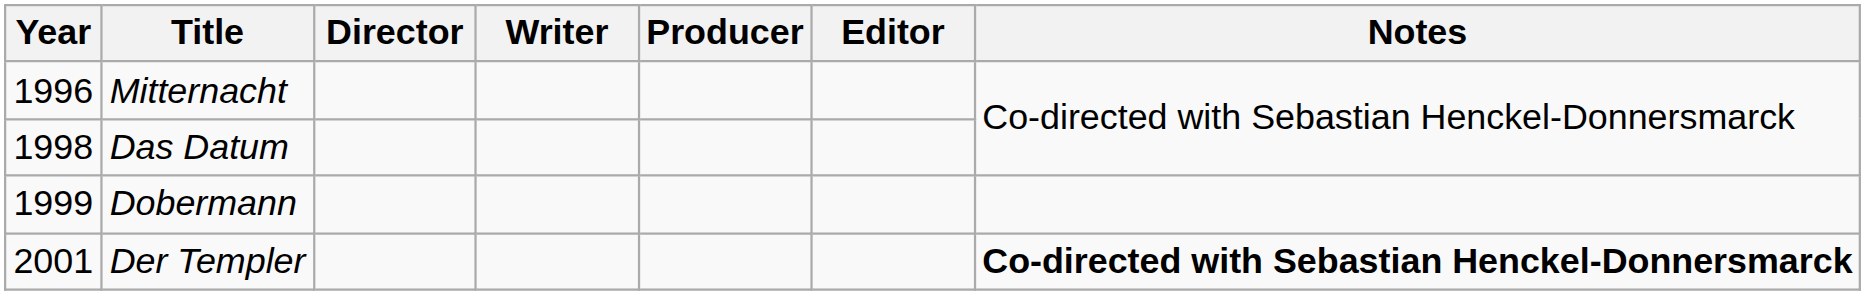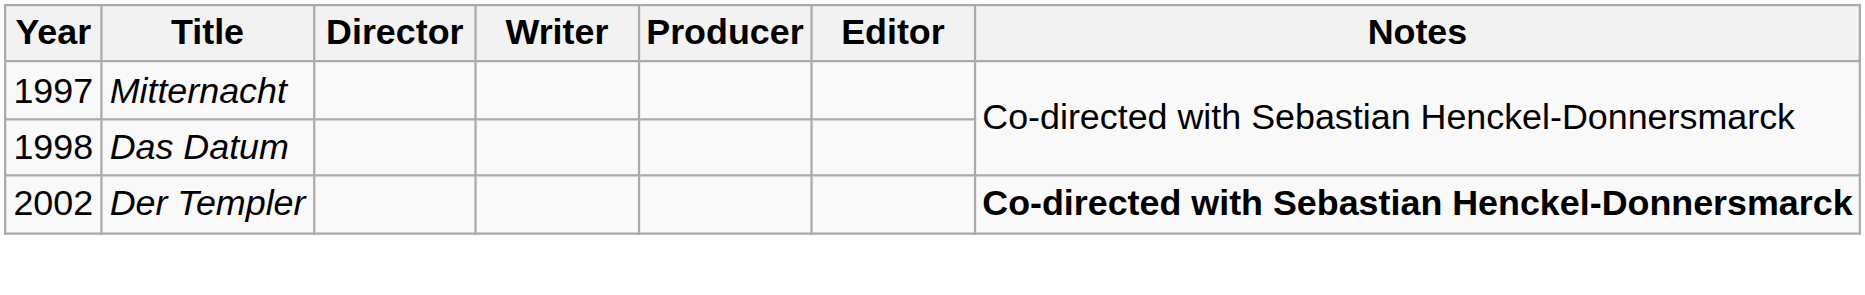(53, 89) 1996 -> (53, 89) 1997
- row: (203, 203)
(53, 260) 2001 -> (53, 203) 2002
